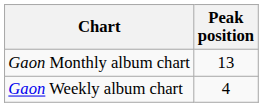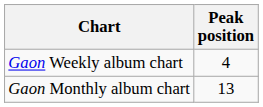rows swapped: (96, 89) <-> (99, 62)
